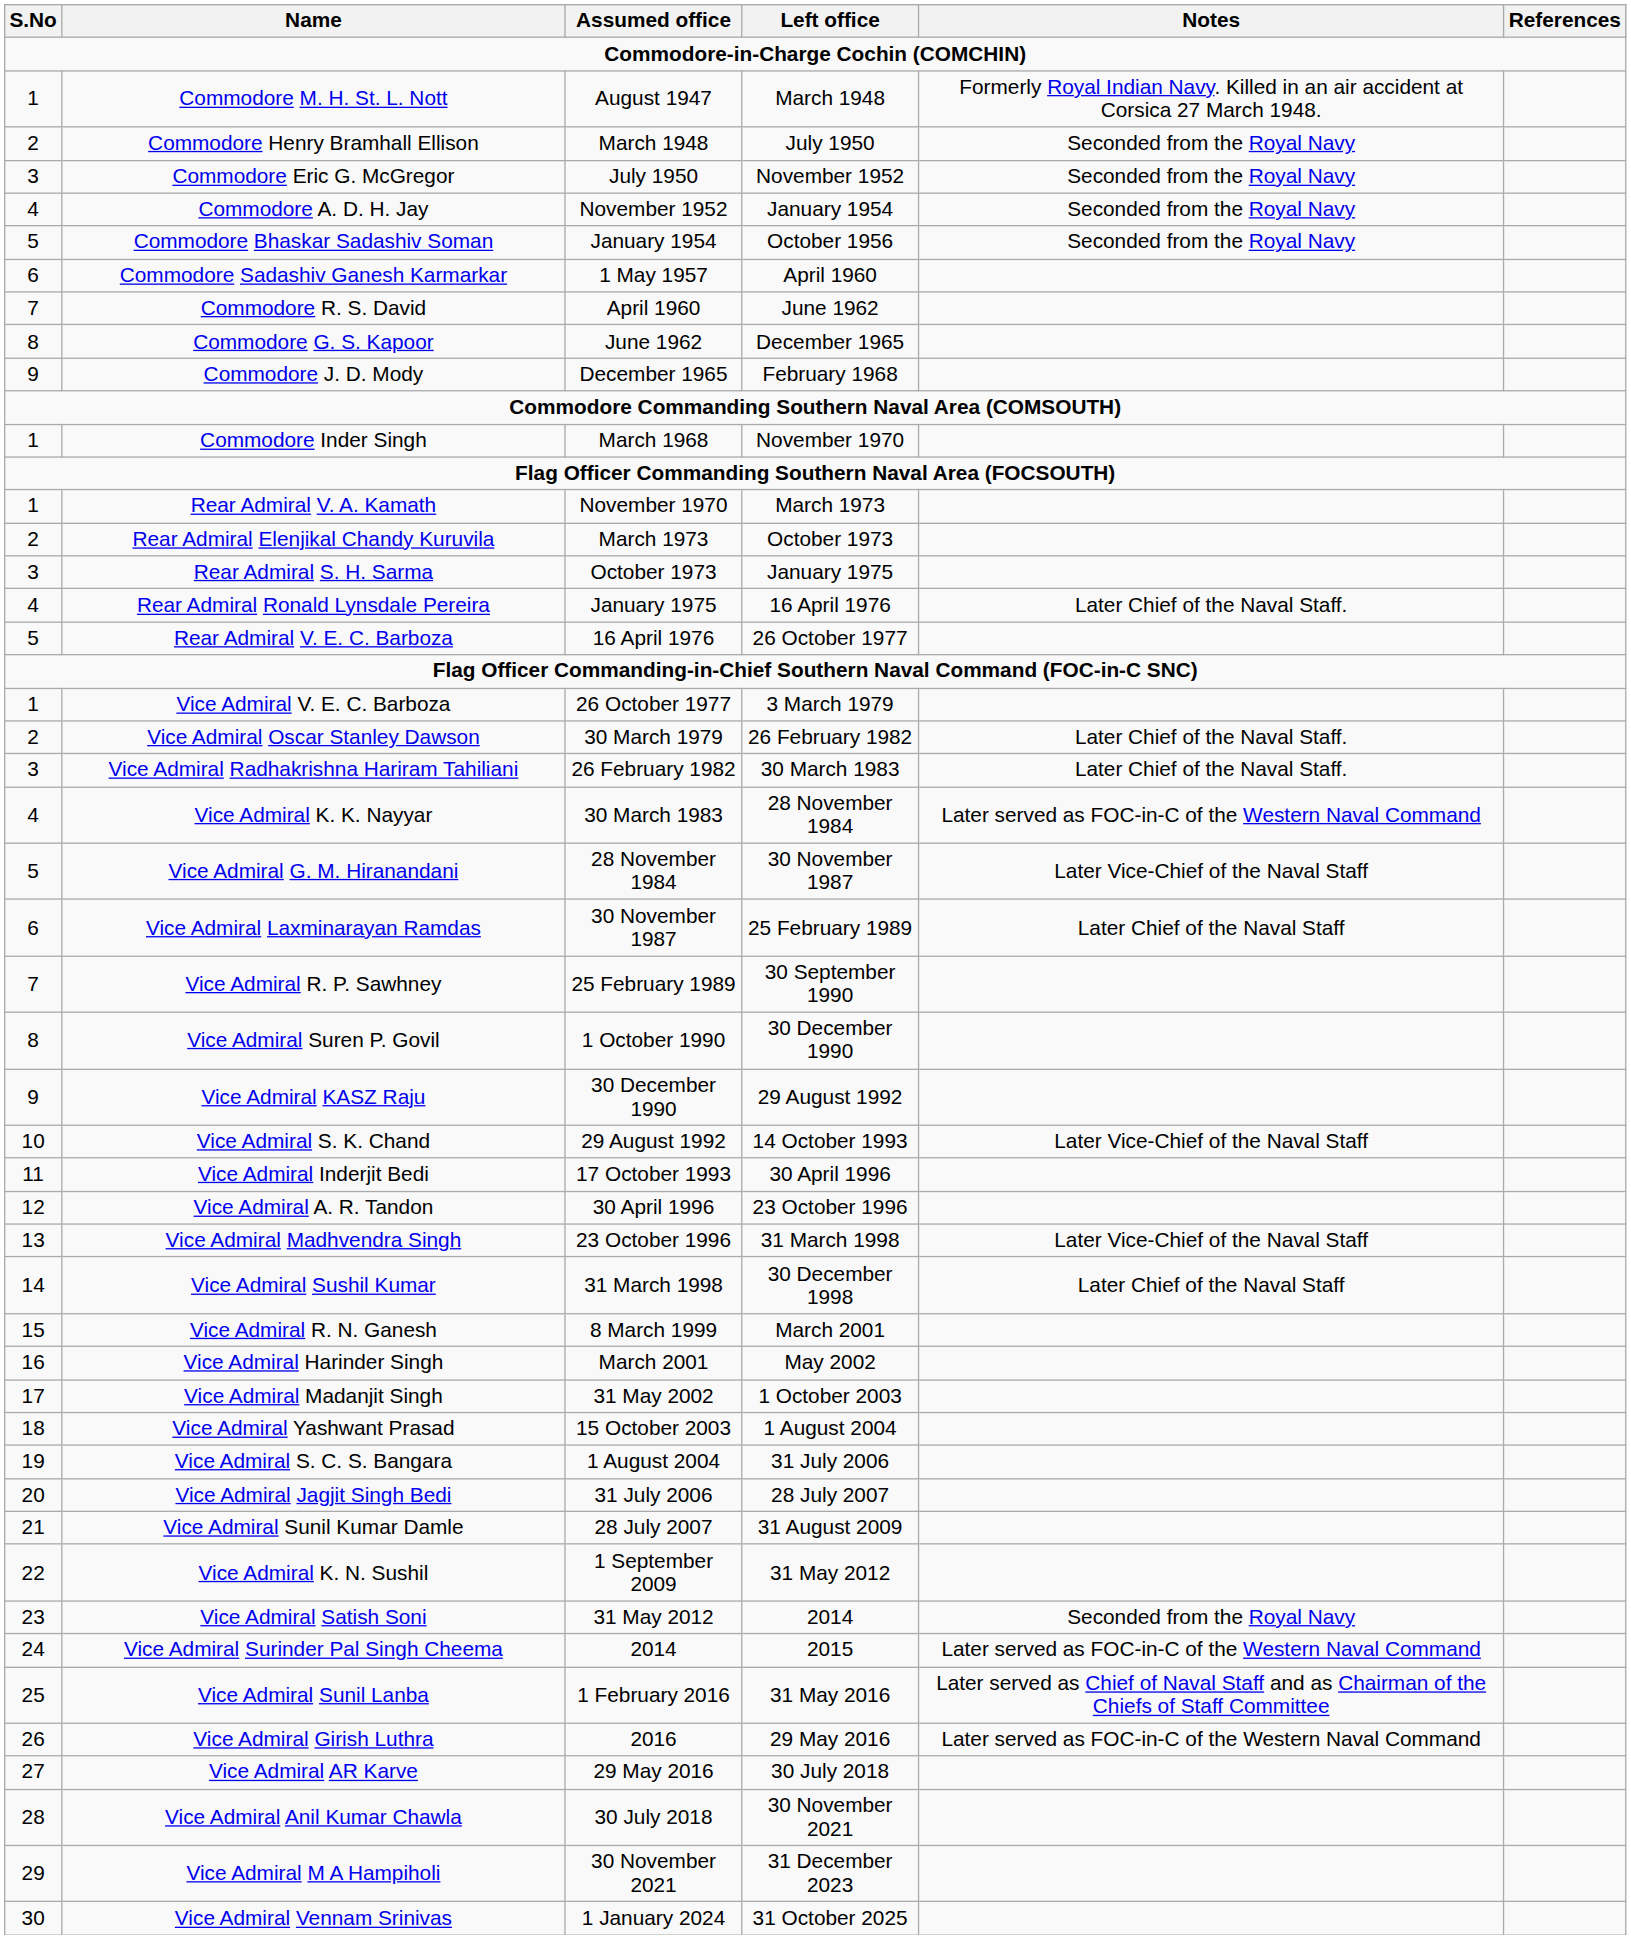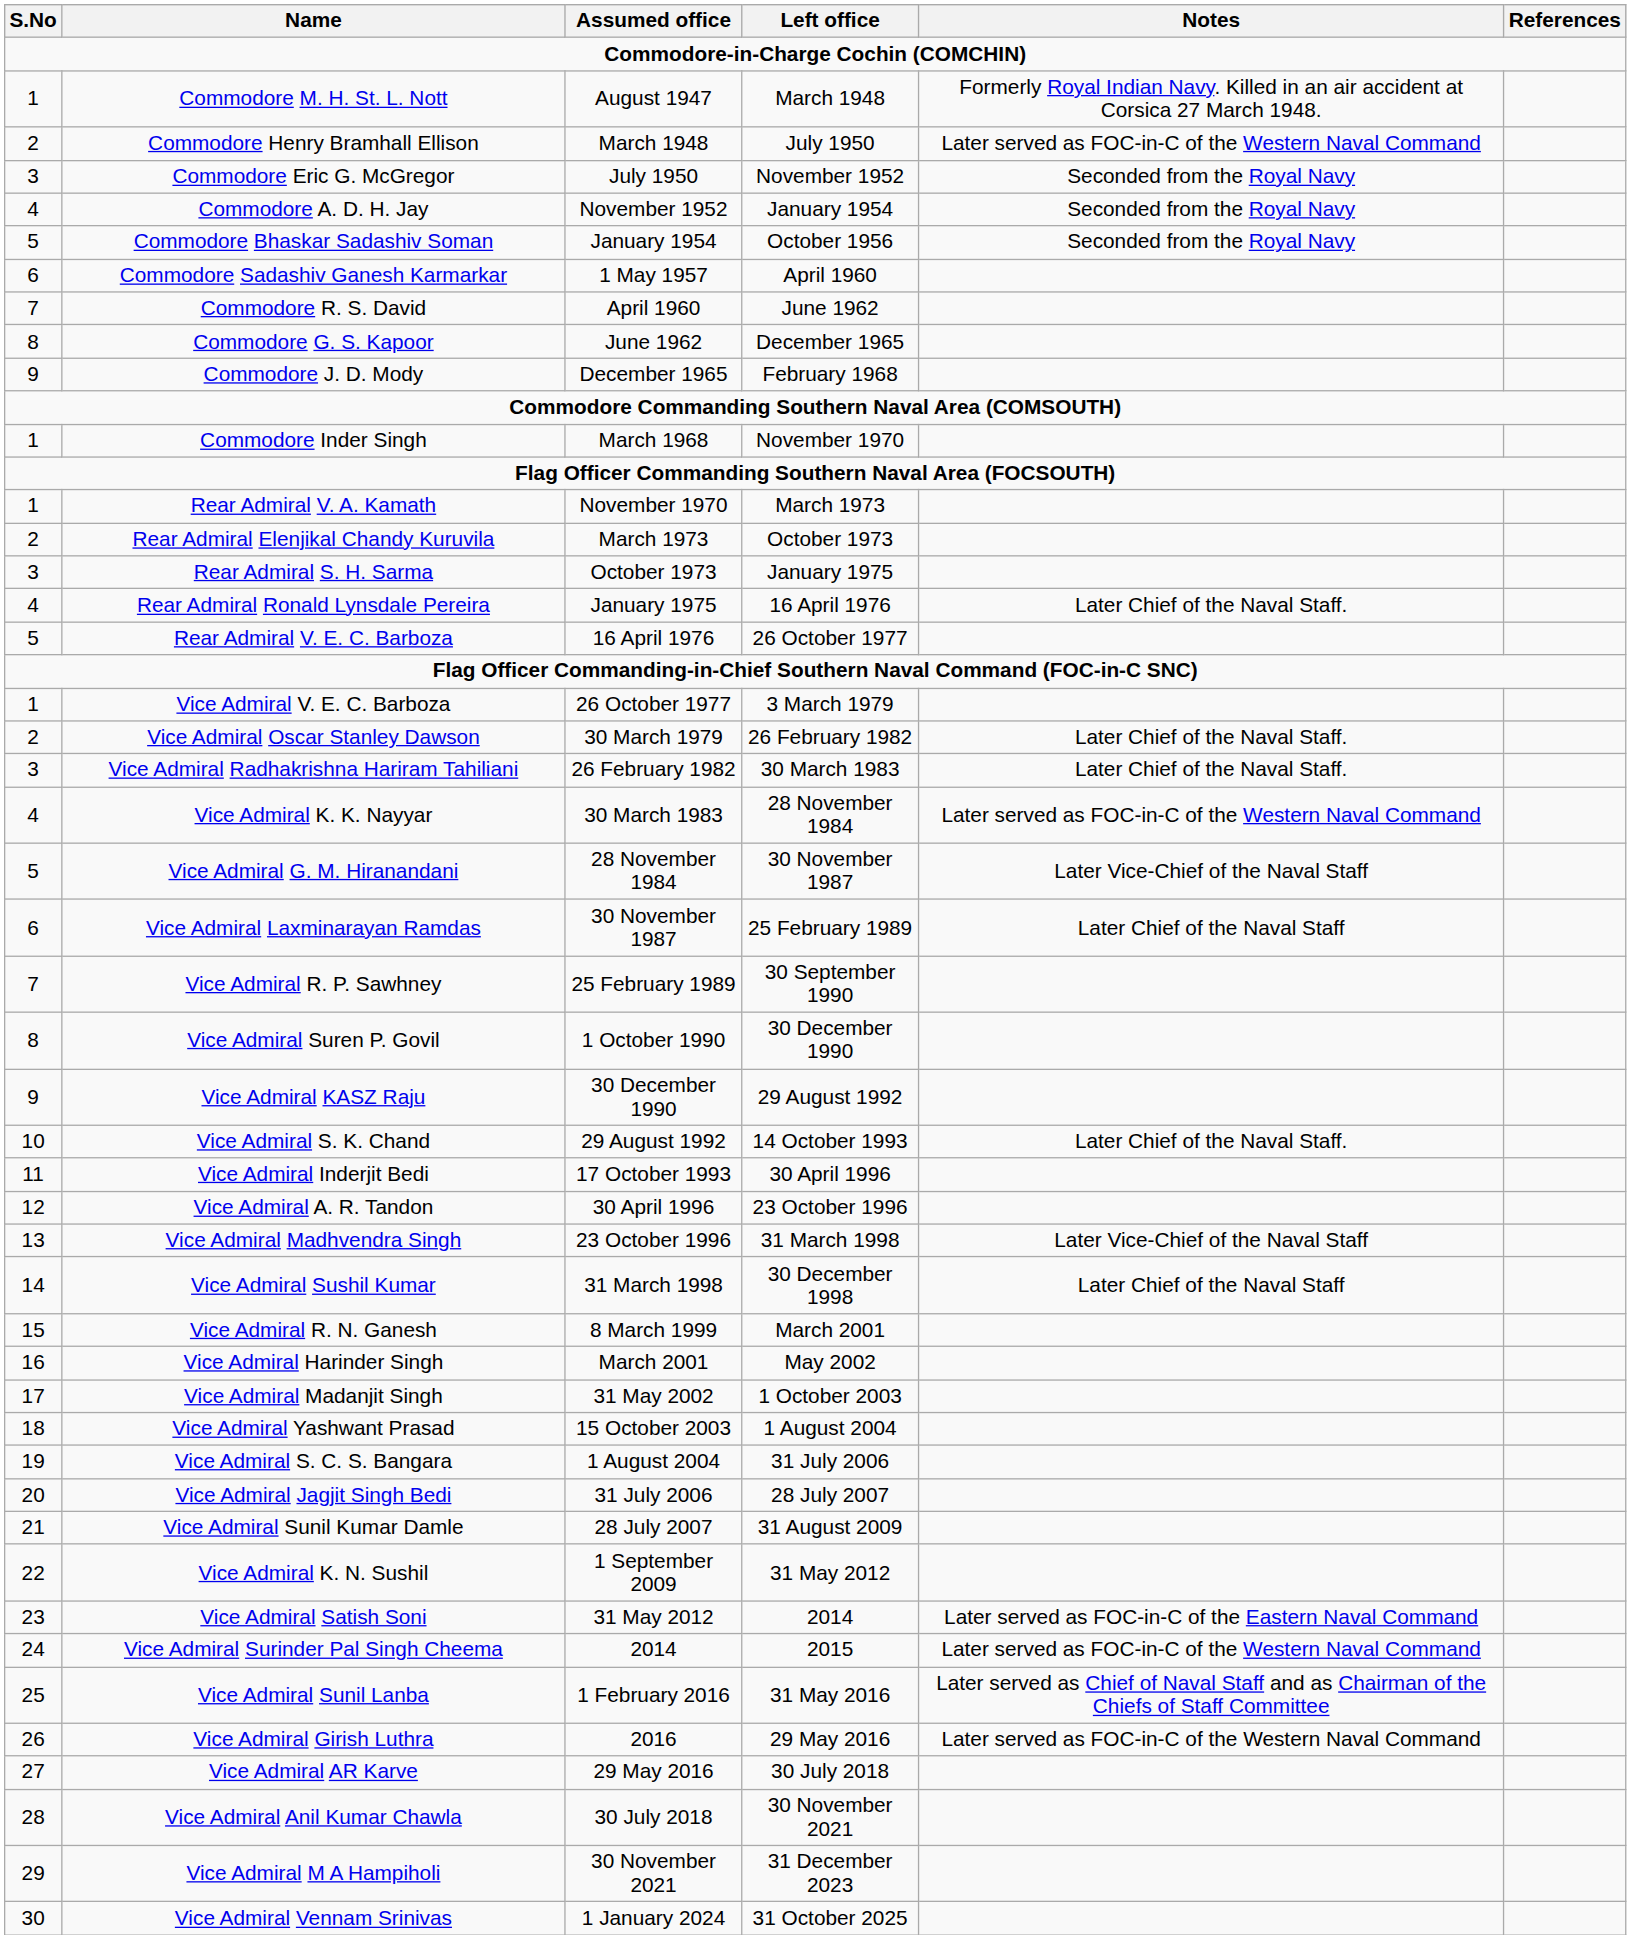(1211, 143) Seconded from the Royal Navy -> (1211, 143) Later served as FOC-in-C of the Western Naval Command
(1211, 1141) Later Vice-Chief of the Naval Staff -> (1211, 1141) Later Chief of the Naval Staff.
(1211, 1617) Seconded from the Royal Navy -> (1211, 1617) Later served as FOC-in-C of the Eastern Naval Command
